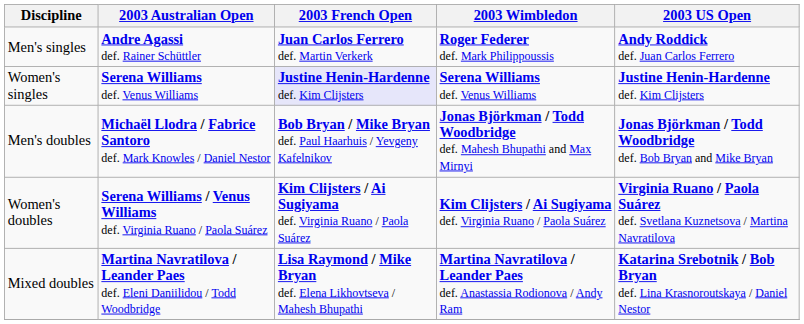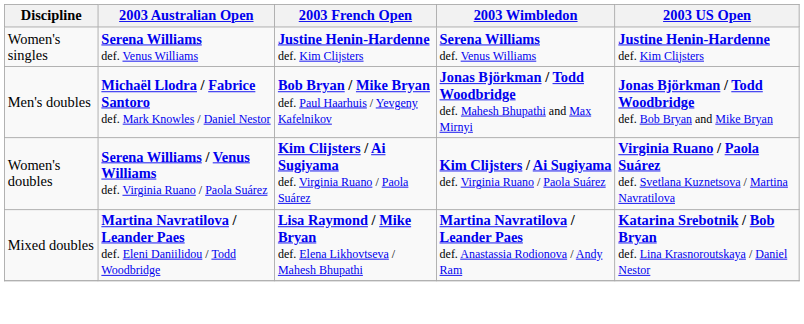- row: (47, 46)
(354, 85) lavender background -> (354, 46) no background
